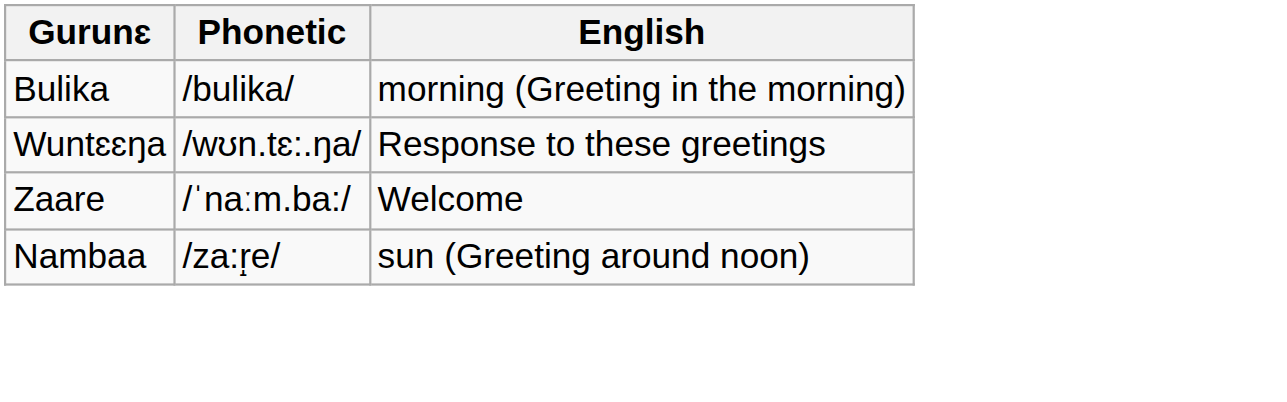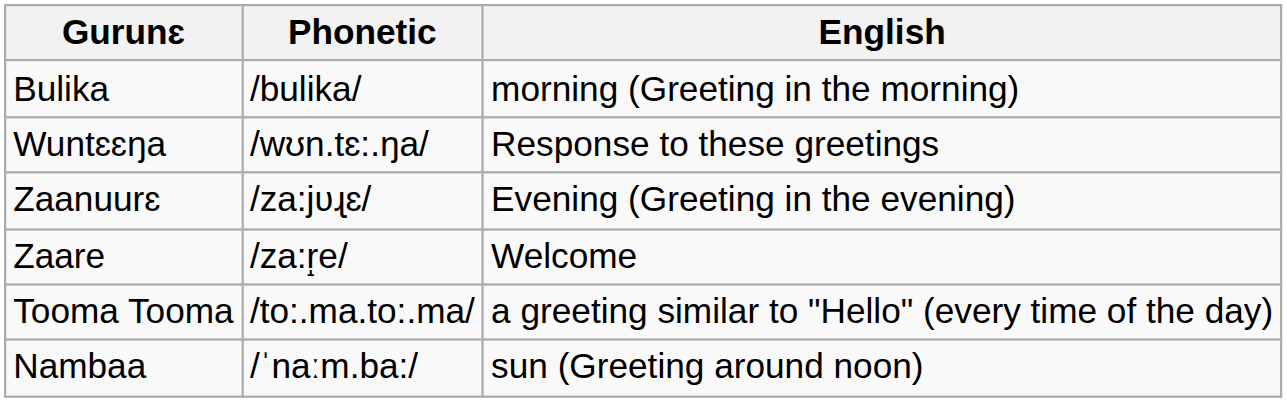+ row: (87, 199)
(267, 199) /ˈnaːm.ba:/ -> (299, 255) /za:r̝e/
+ row: (123, 311)
(231, 255) /za:r̝e/ -> (334, 367) /ˈnaːm.ba:/
